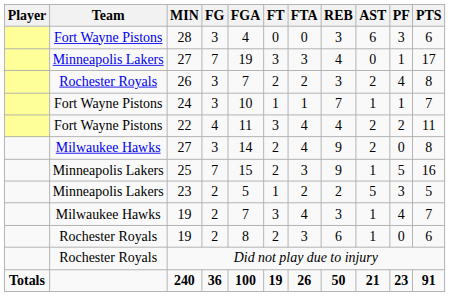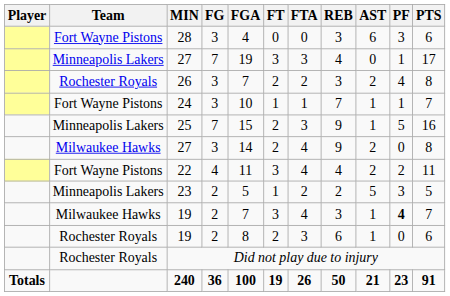rows swapped: (108, 125) <-> (108, 170)
(401, 214) normal -> (401, 214) bold
